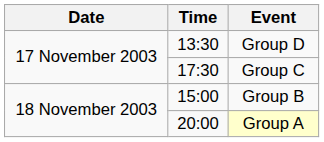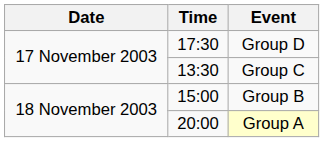(198, 44) 13:30 -> (198, 44) 17:30
(198, 70) 17:30 -> (198, 70) 13:30
